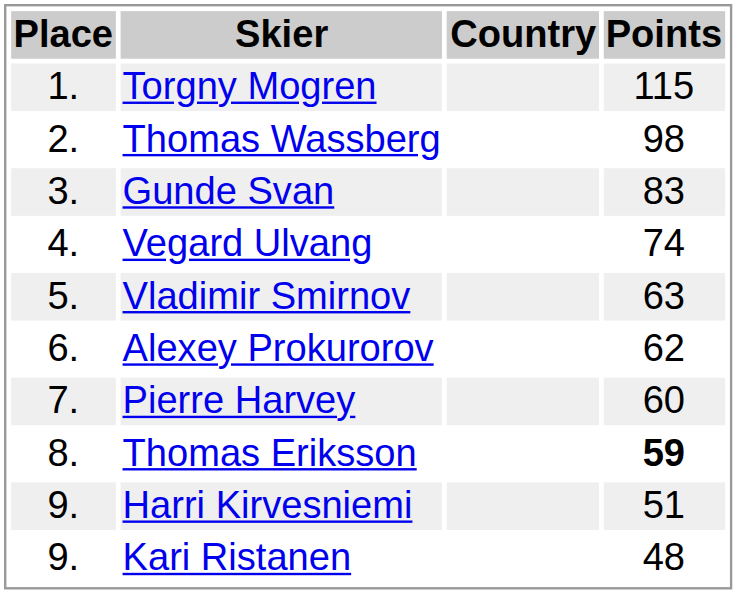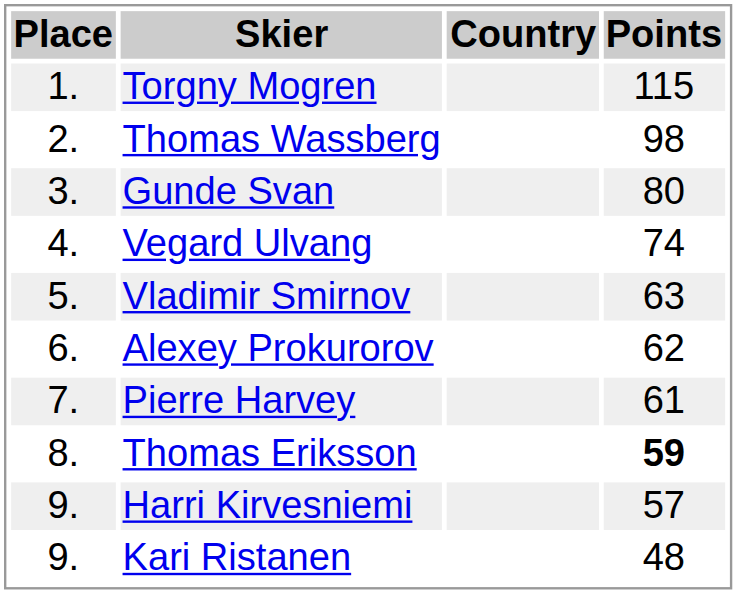(664, 191) 83 -> (664, 191) 80
(664, 400) 60 -> (664, 400) 61
(664, 505) 51 -> (664, 505) 57
